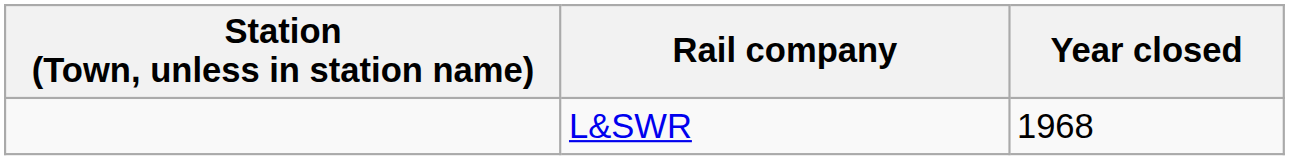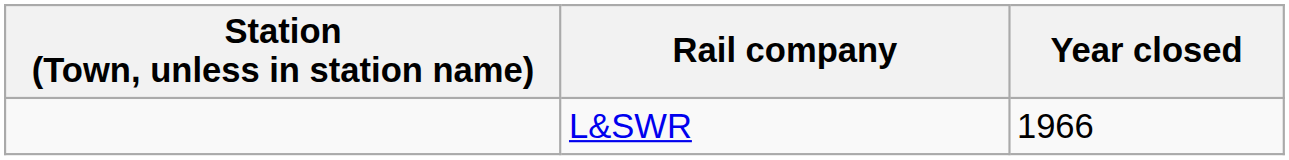(1055, 125) 1968 -> (1055, 125) 1966
